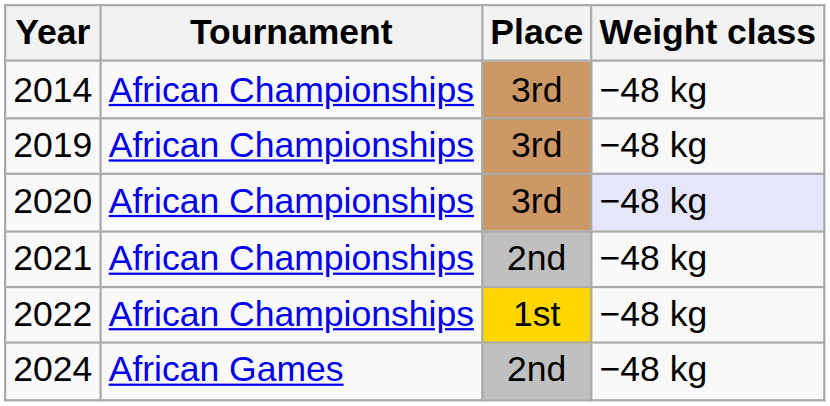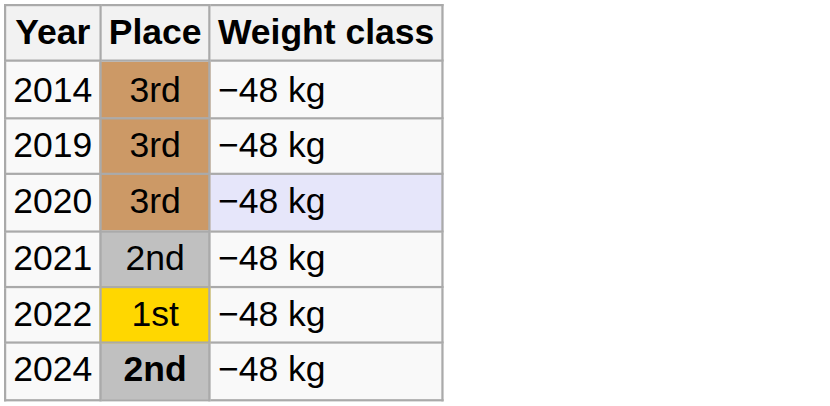- column: (291, 32)
(537, 370) normal -> (155, 370) bold
